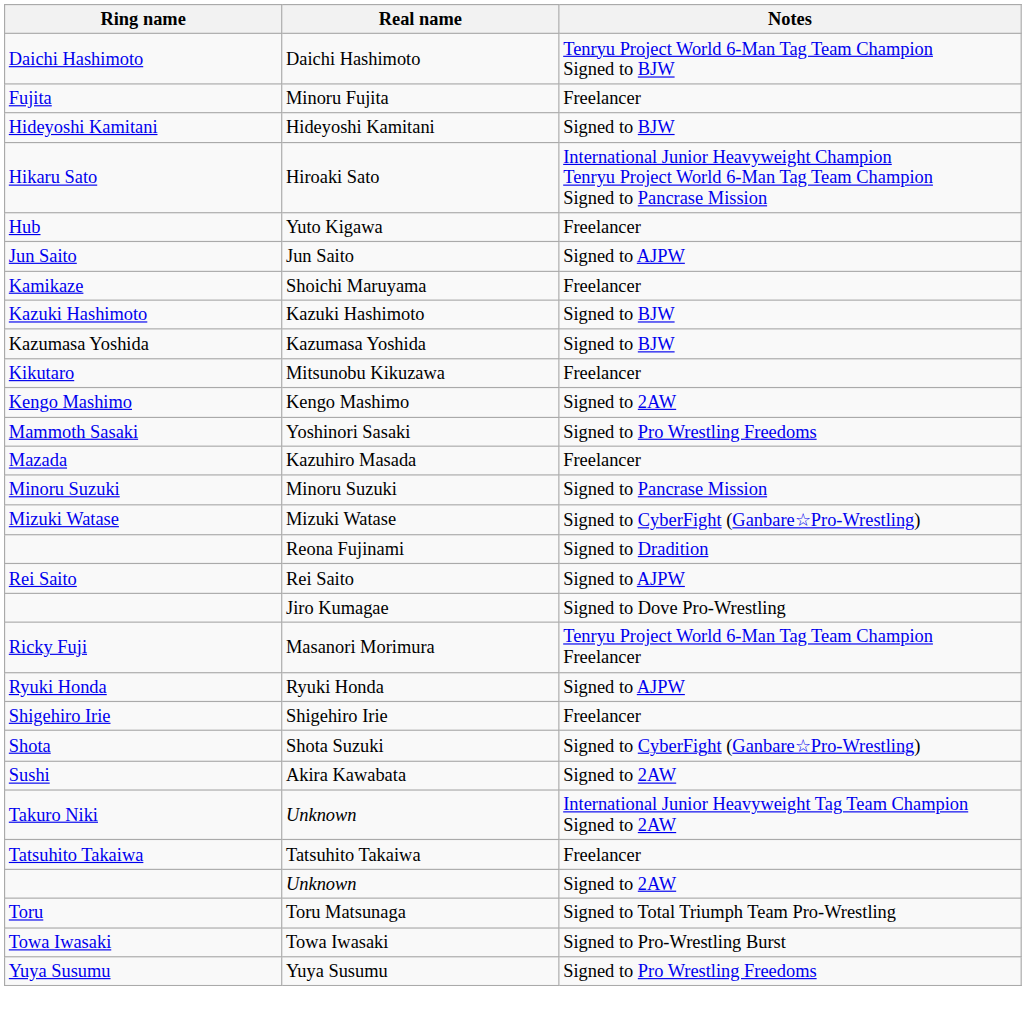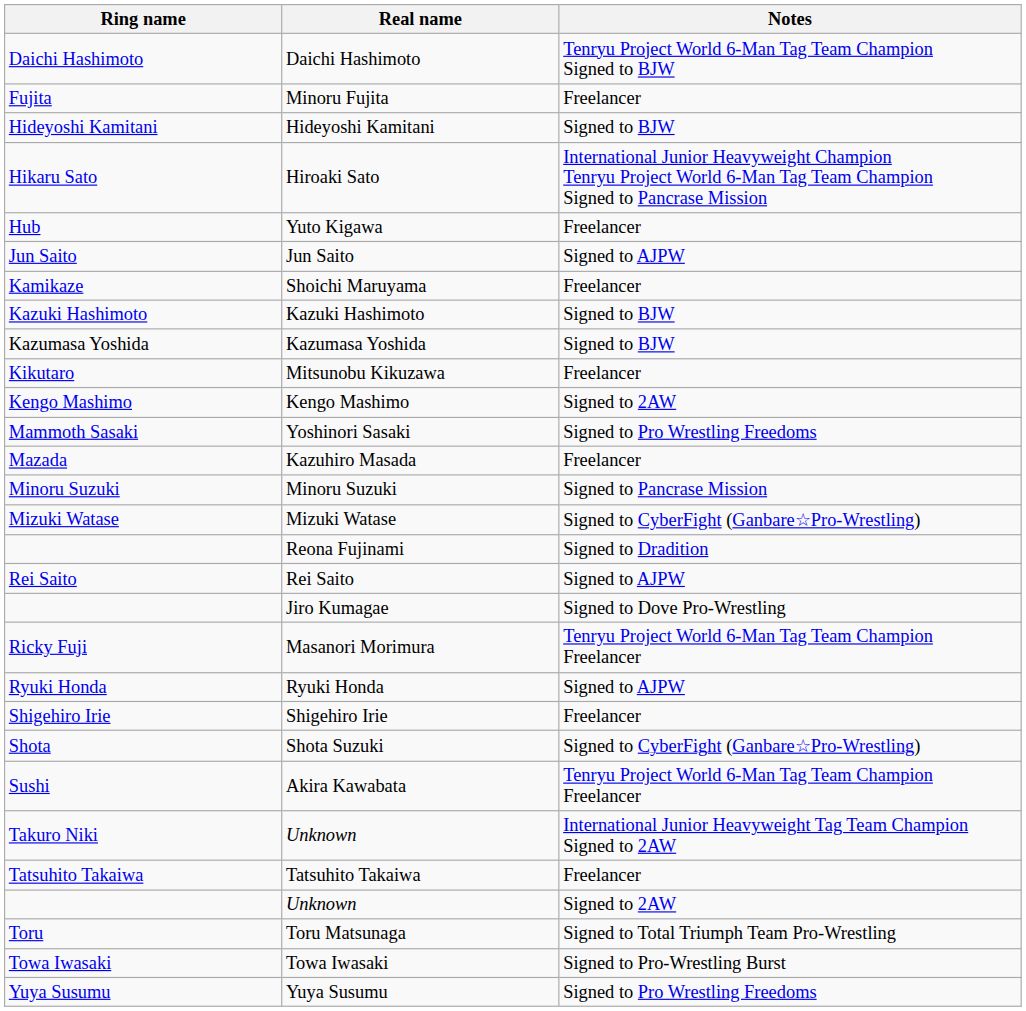(620, 775) Signed to 2AW -> (748, 785) Tenryu Project World 6-Man Tag Team Champion Freelancer
